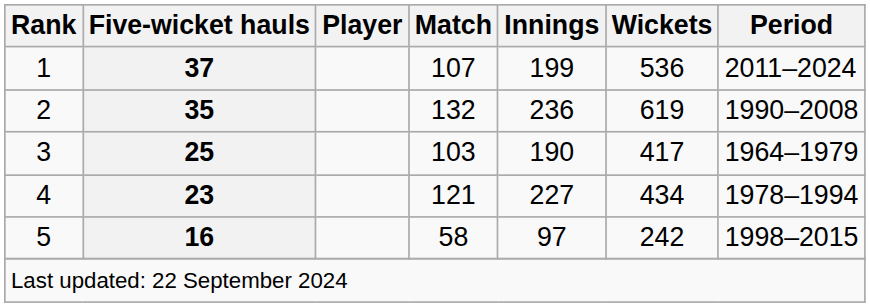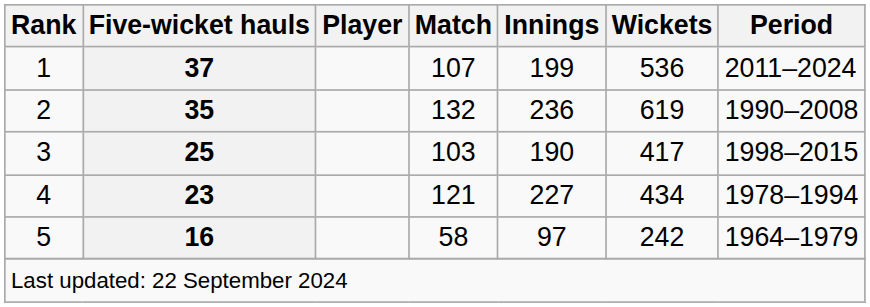(792, 152) 1964–1979 -> (792, 152) 1998–2015
(792, 237) 1998–2015 -> (792, 237) 1964–1979
